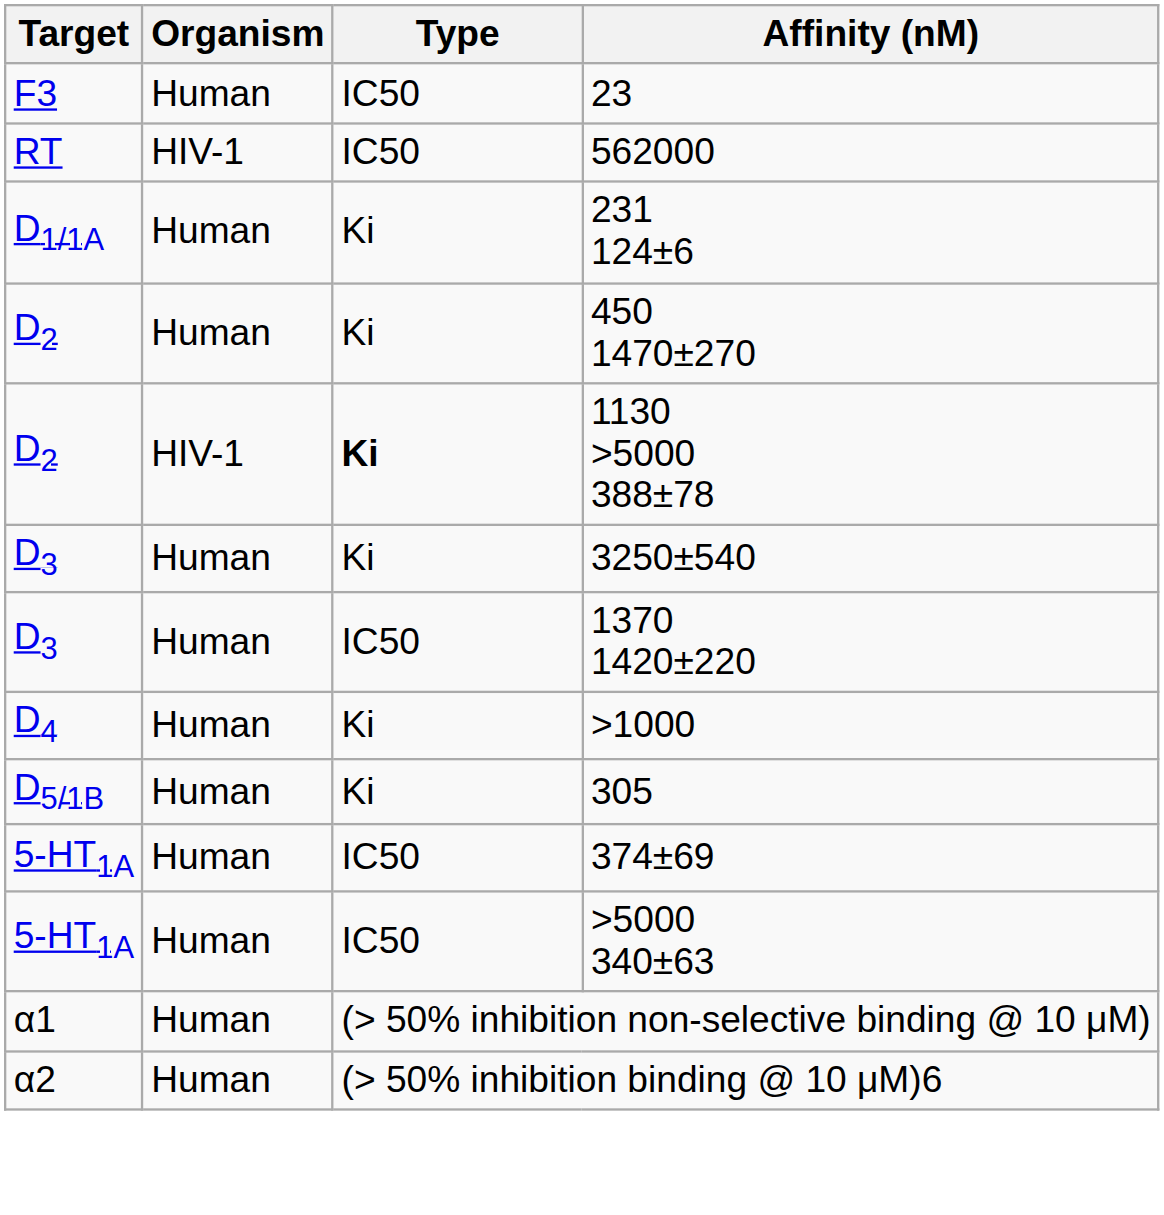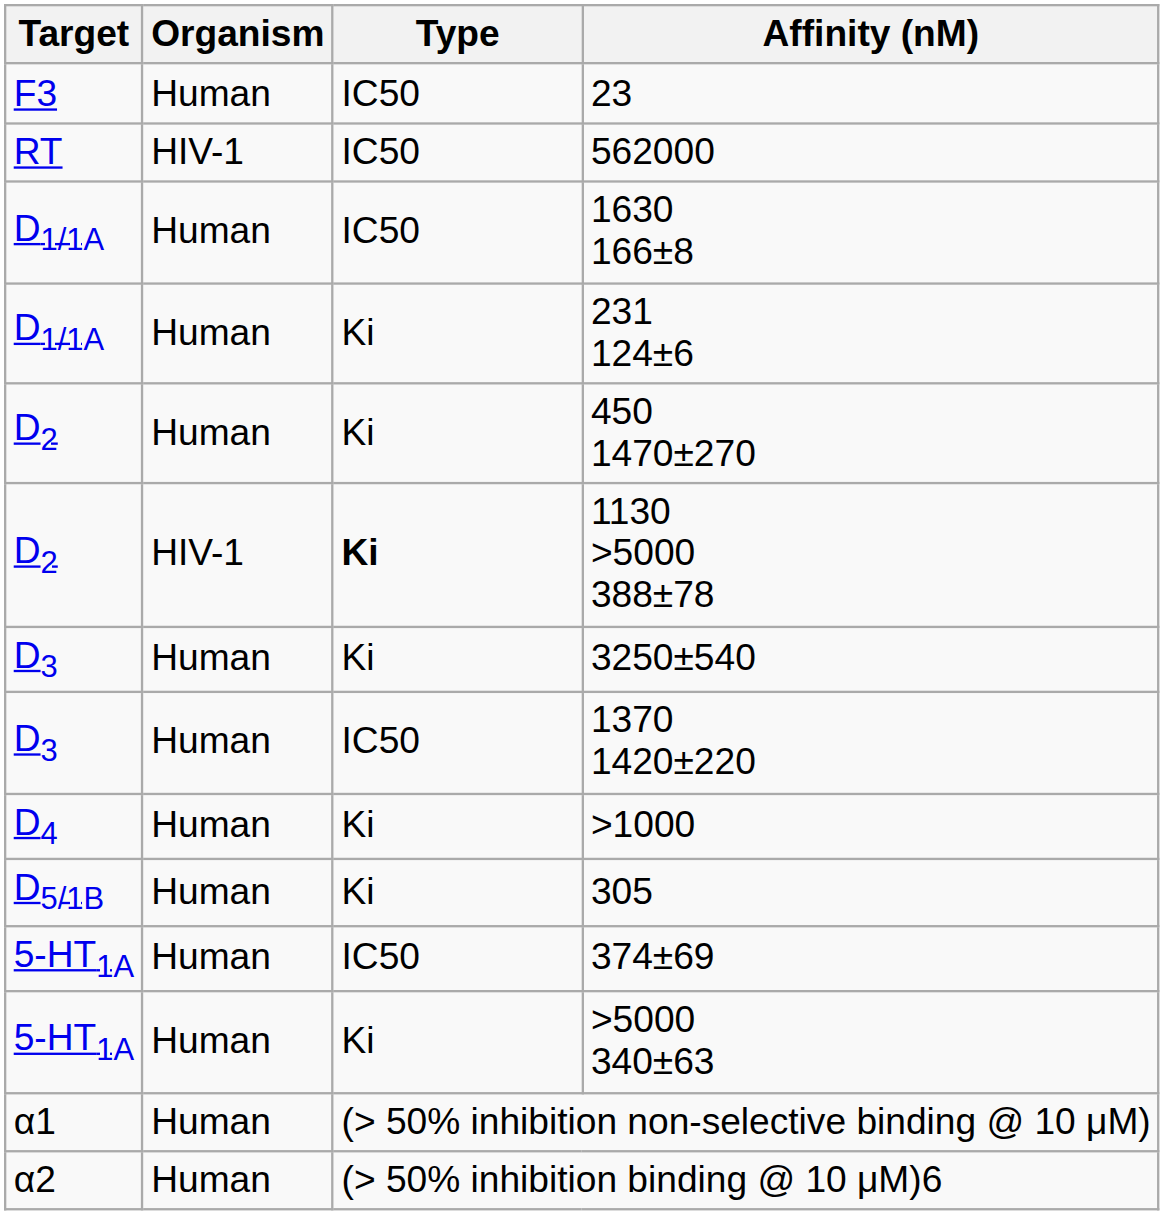+ row: (642, 231)
(381, 940) IC50 -> (358, 1041) Ki
